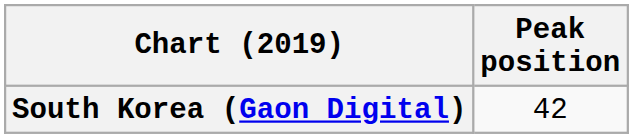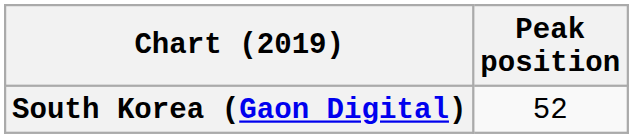(550, 110) 42 -> (550, 110) 52
